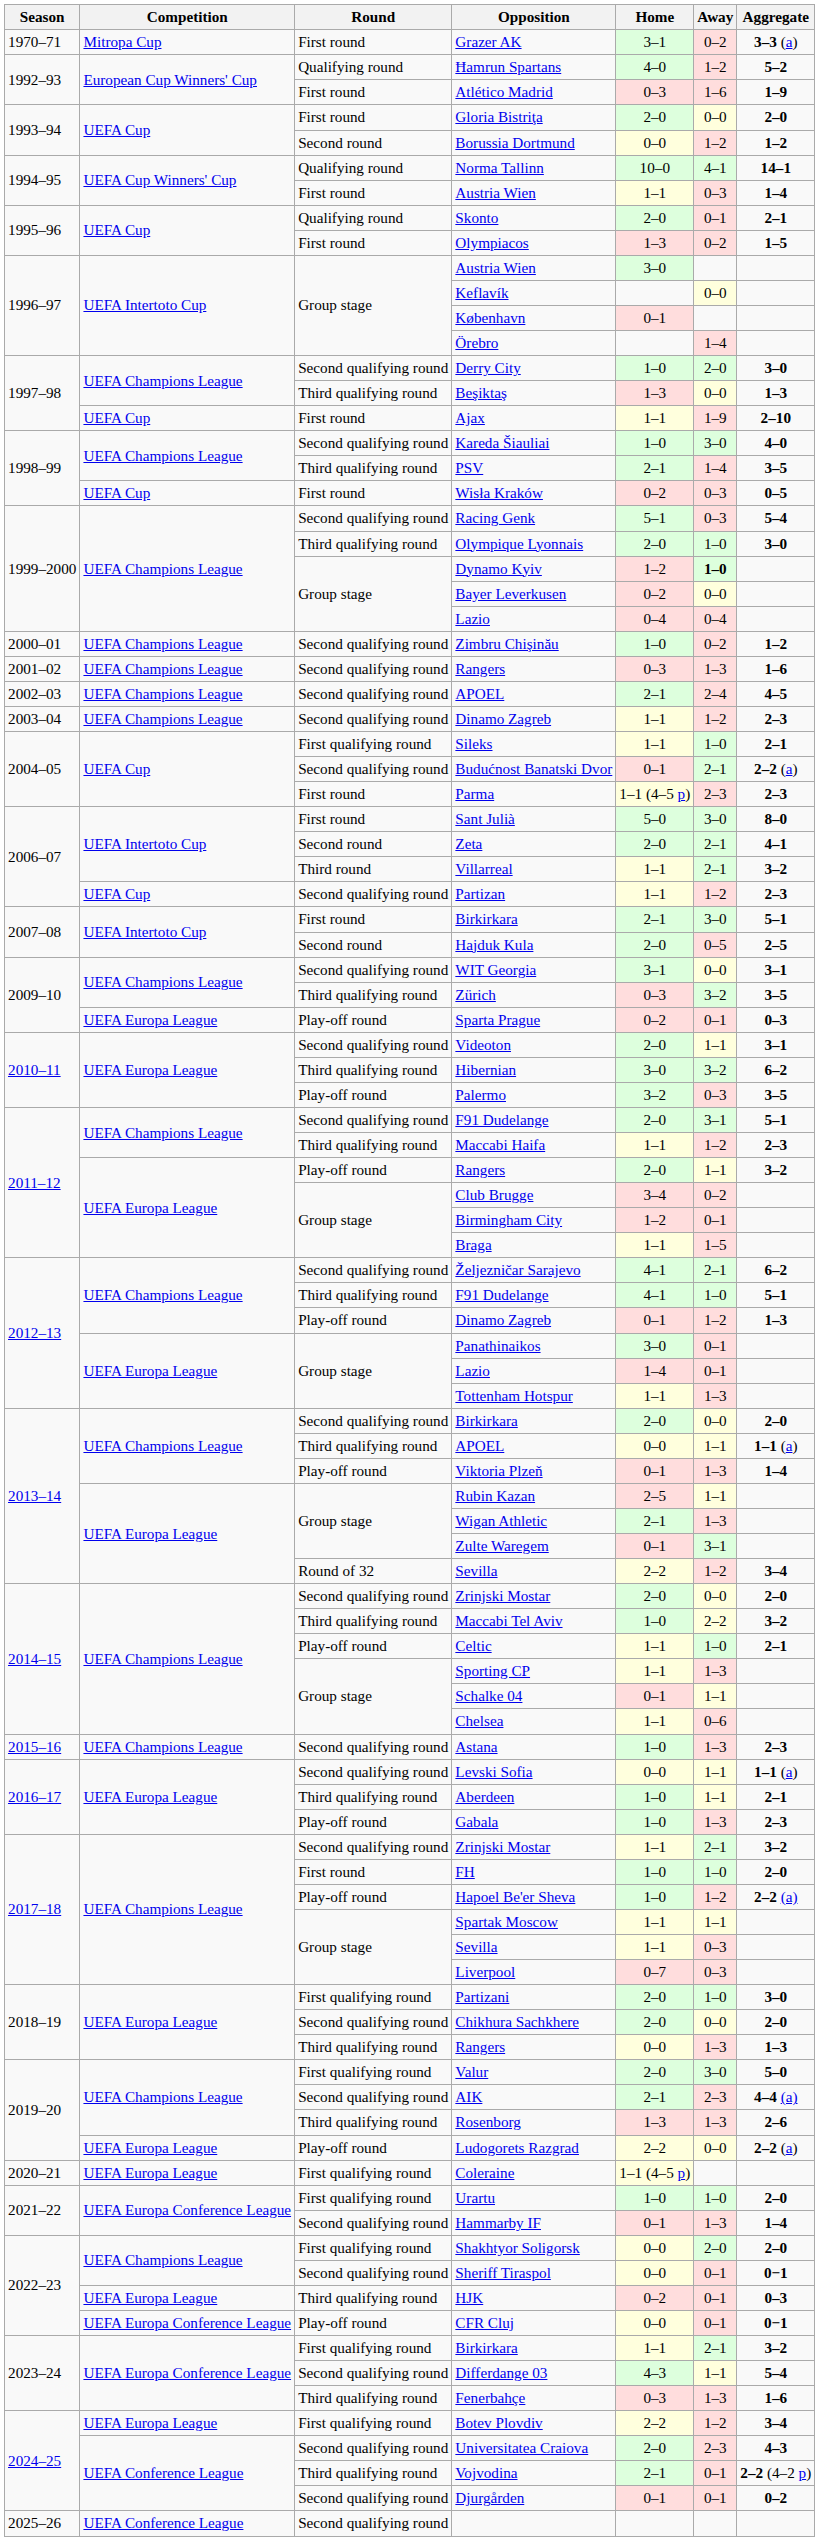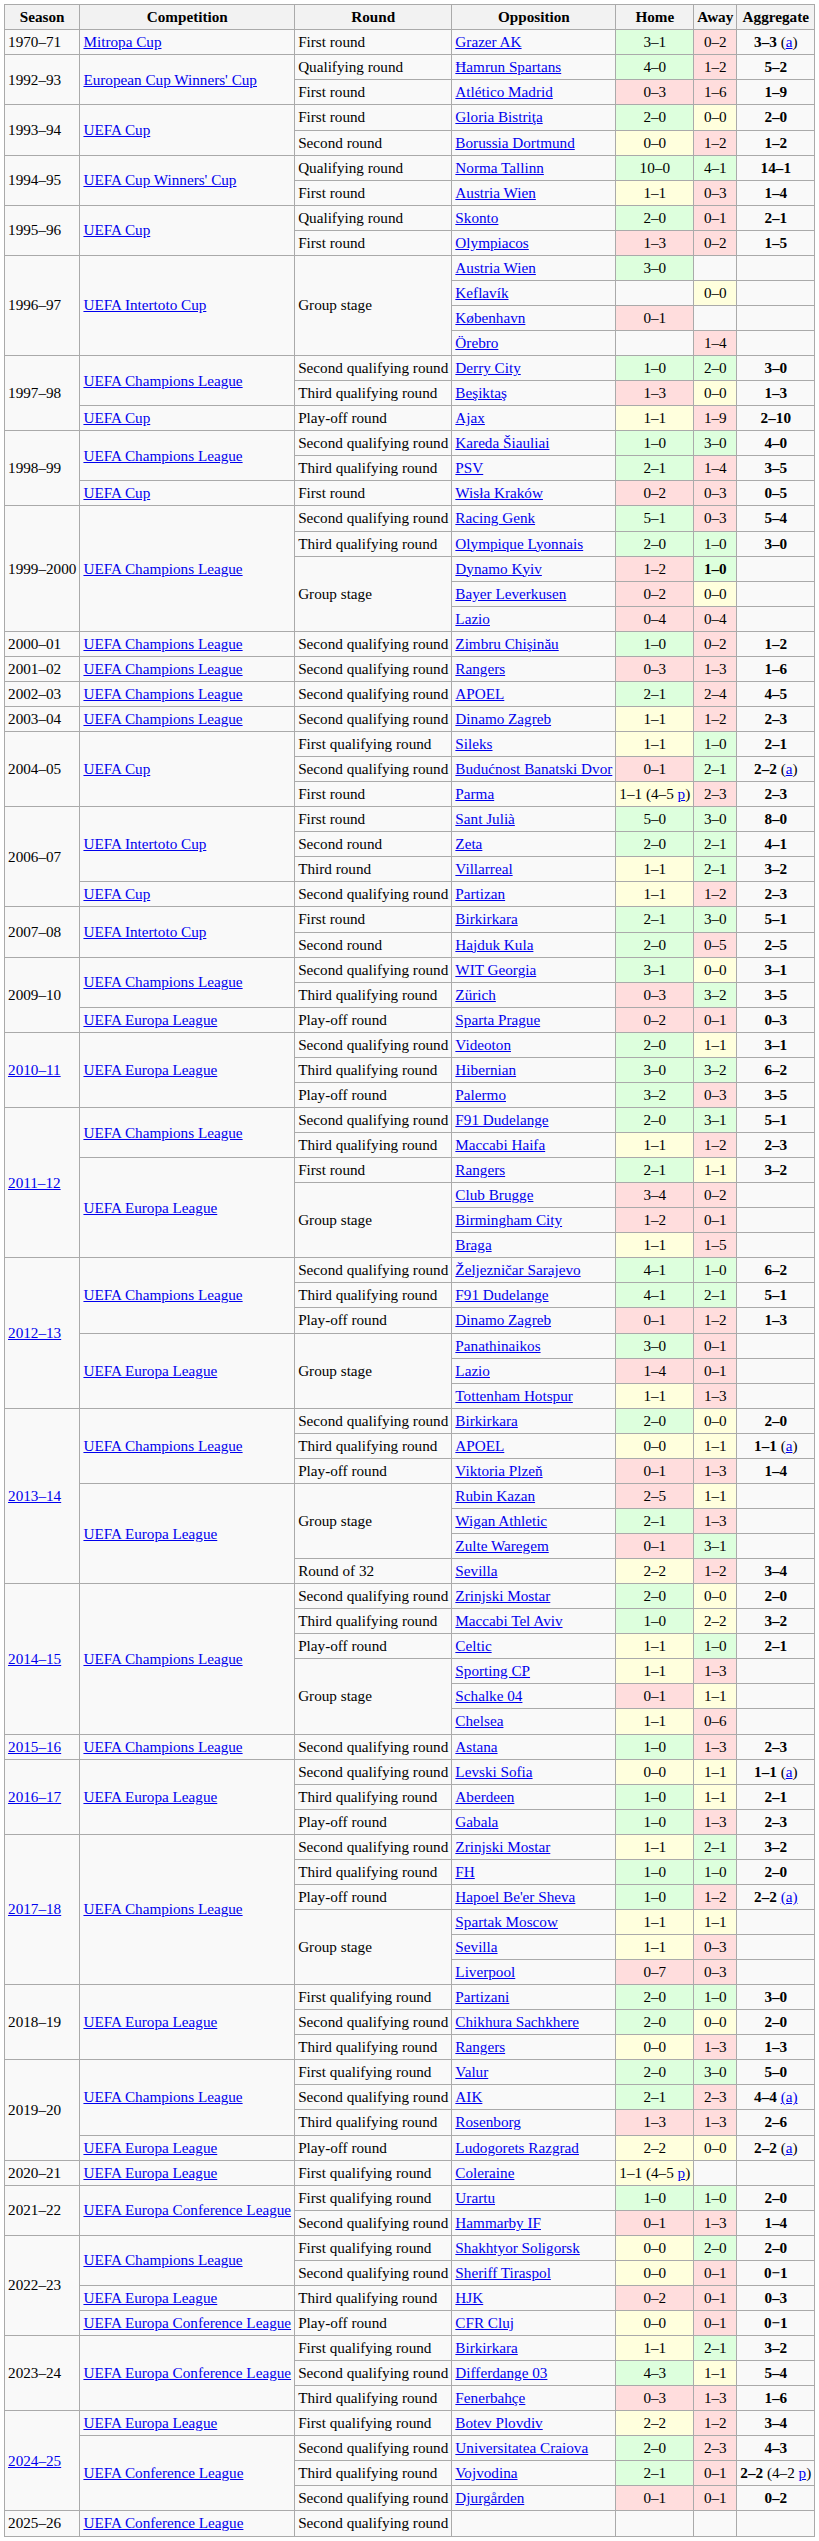(332, 418) First round -> (342, 418) Play-off round
(342, 1170) Play-off round -> (332, 1170) First round
(655, 1170) 2–0 -> (655, 1170) 2–1
(715, 1270) 2–1 -> (715, 1270) 1–0
(715, 1295) 1–0 -> (715, 1295) 2–1
(332, 1871) First round -> (368, 1871) Third qualifying round
